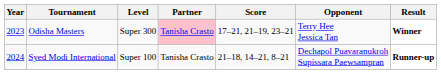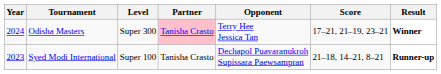columns swapped: (343, 12) <-> (256, 12)
(15, 32) 2023 -> (15, 32) 2024
(15, 57) 2024 -> (15, 57) 2023
